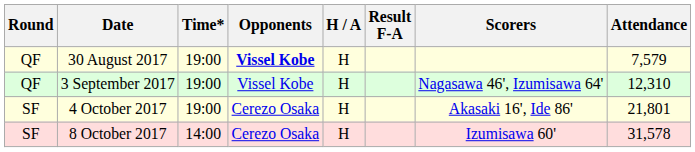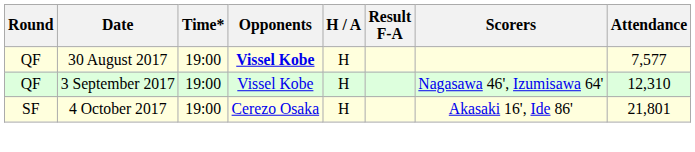(649, 59) 7,579 -> (649, 59) 7,577
- row: (118, 134)
